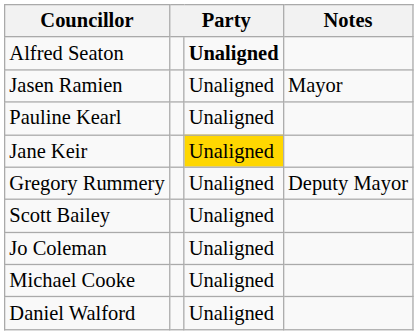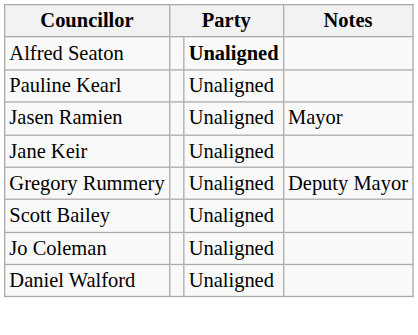rows swapped: (66, 85) <-> (65, 118)
(231, 150) gold background -> (231, 150) no background
- row: (72, 280)
